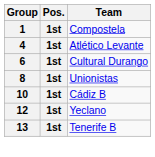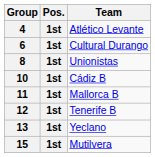- row: (22, 29)
+ row: (22, 95)
(88, 111) Yeclano -> (93, 111) Tenerife B
(93, 128) Tenerife B -> (88, 128) Yeclano
+ row: (22, 144)
